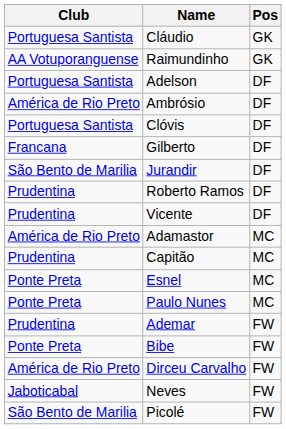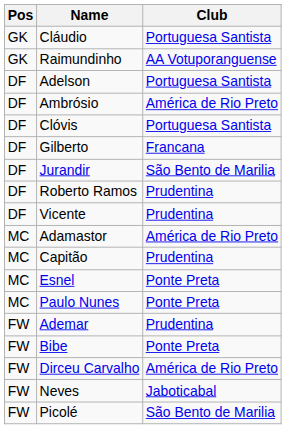columns swapped: (265, 15) <-> (74, 15)
